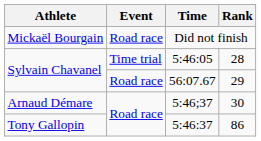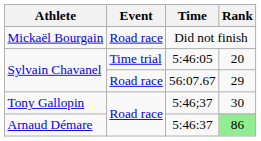(237, 59) 28 -> (237, 59) 20
(50, 103) Arnaud Démare -> (46, 103) Tony Gallopin
(46, 125) Tony Gallopin -> (50, 125) Arnaud Démare
(237, 125) no background -> (237, 125) lightgreen background
